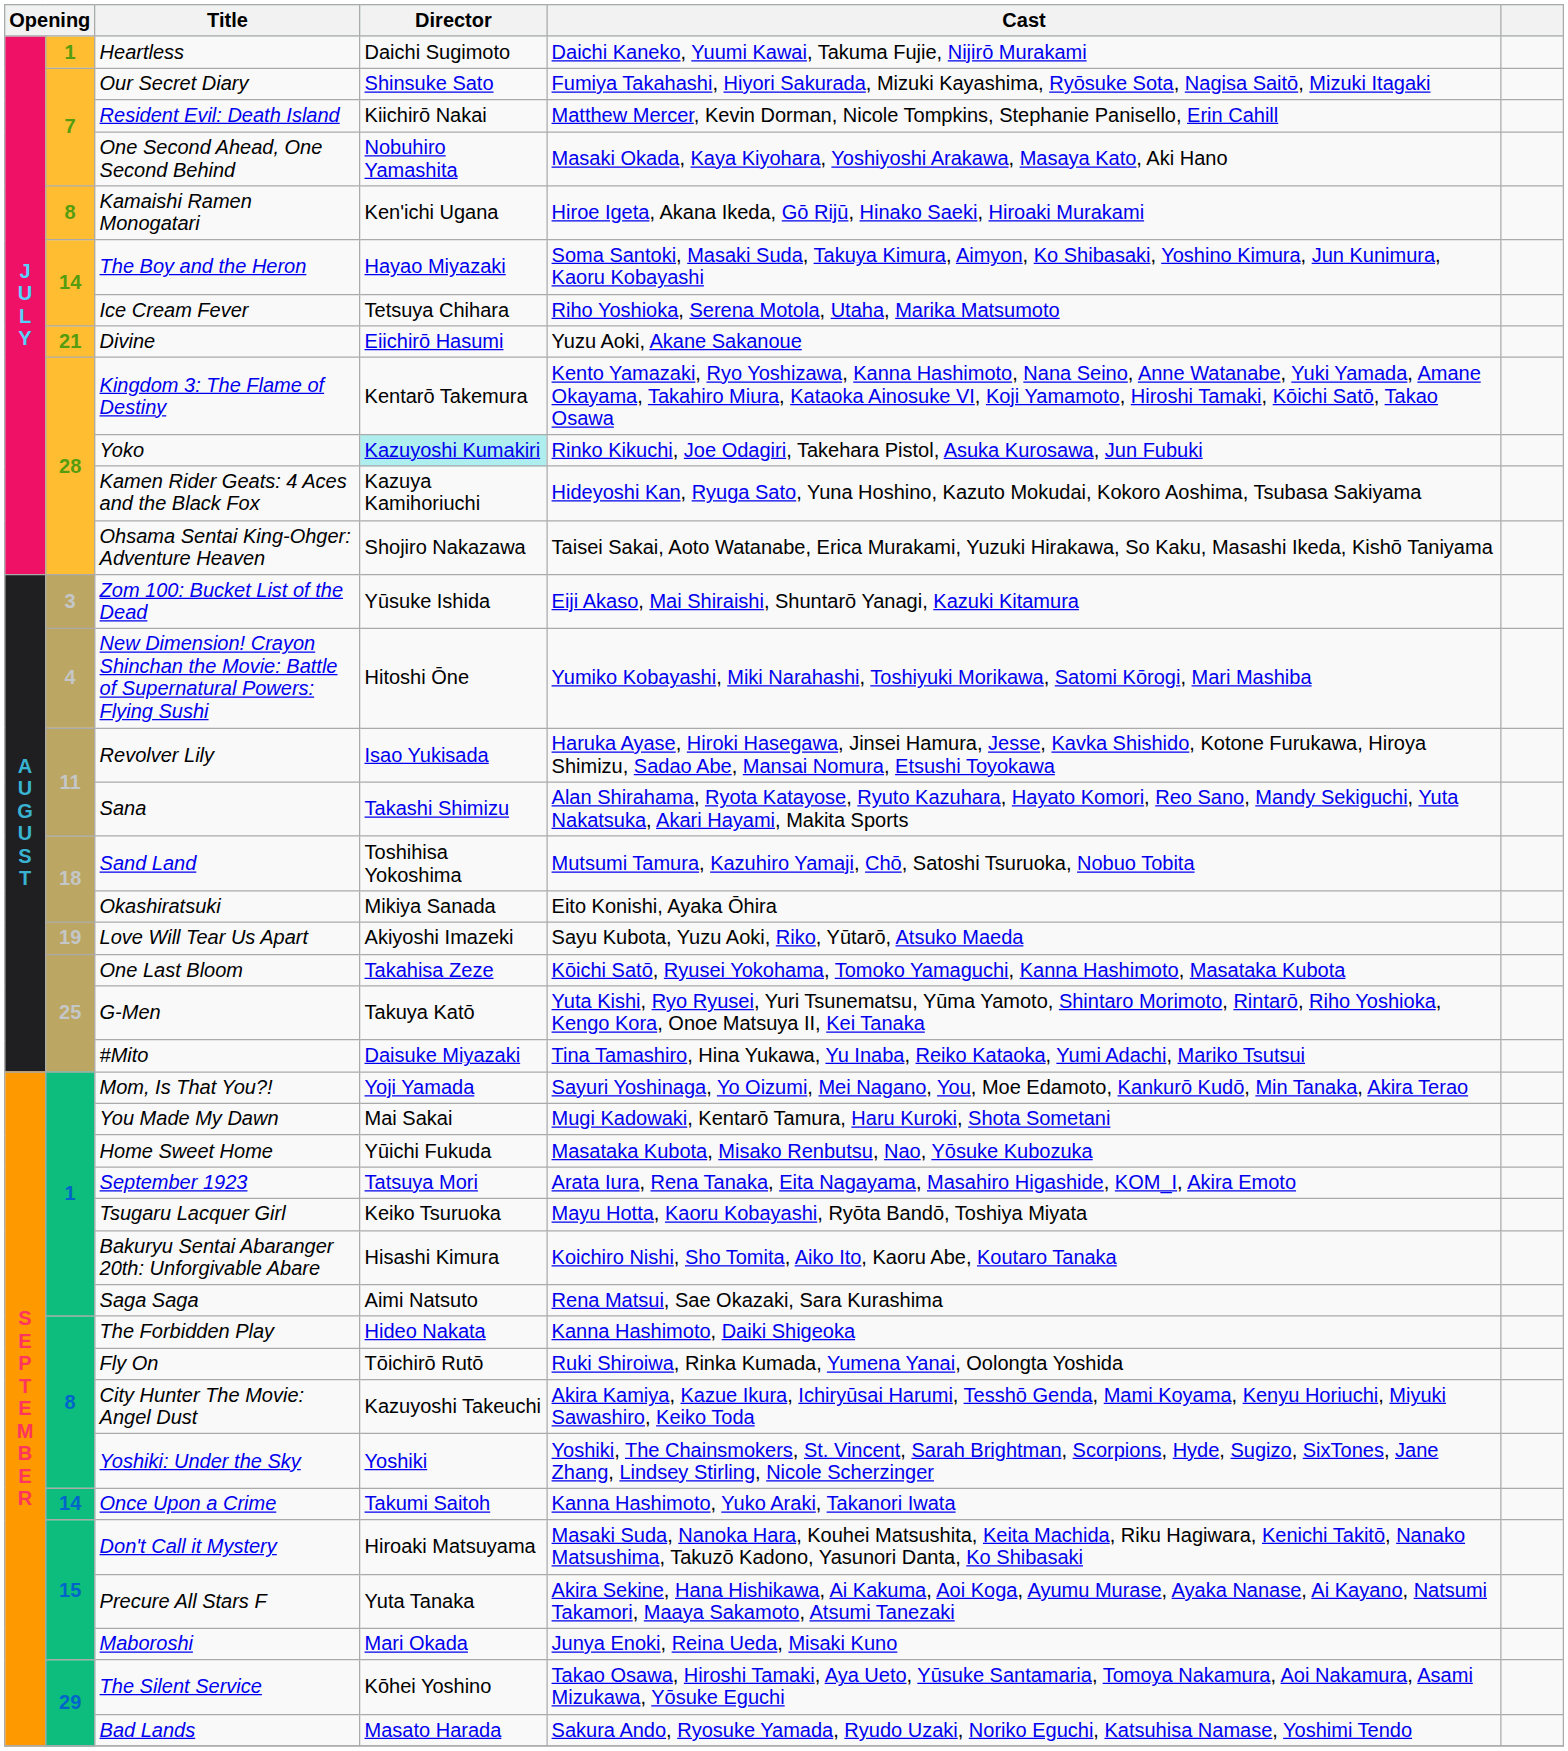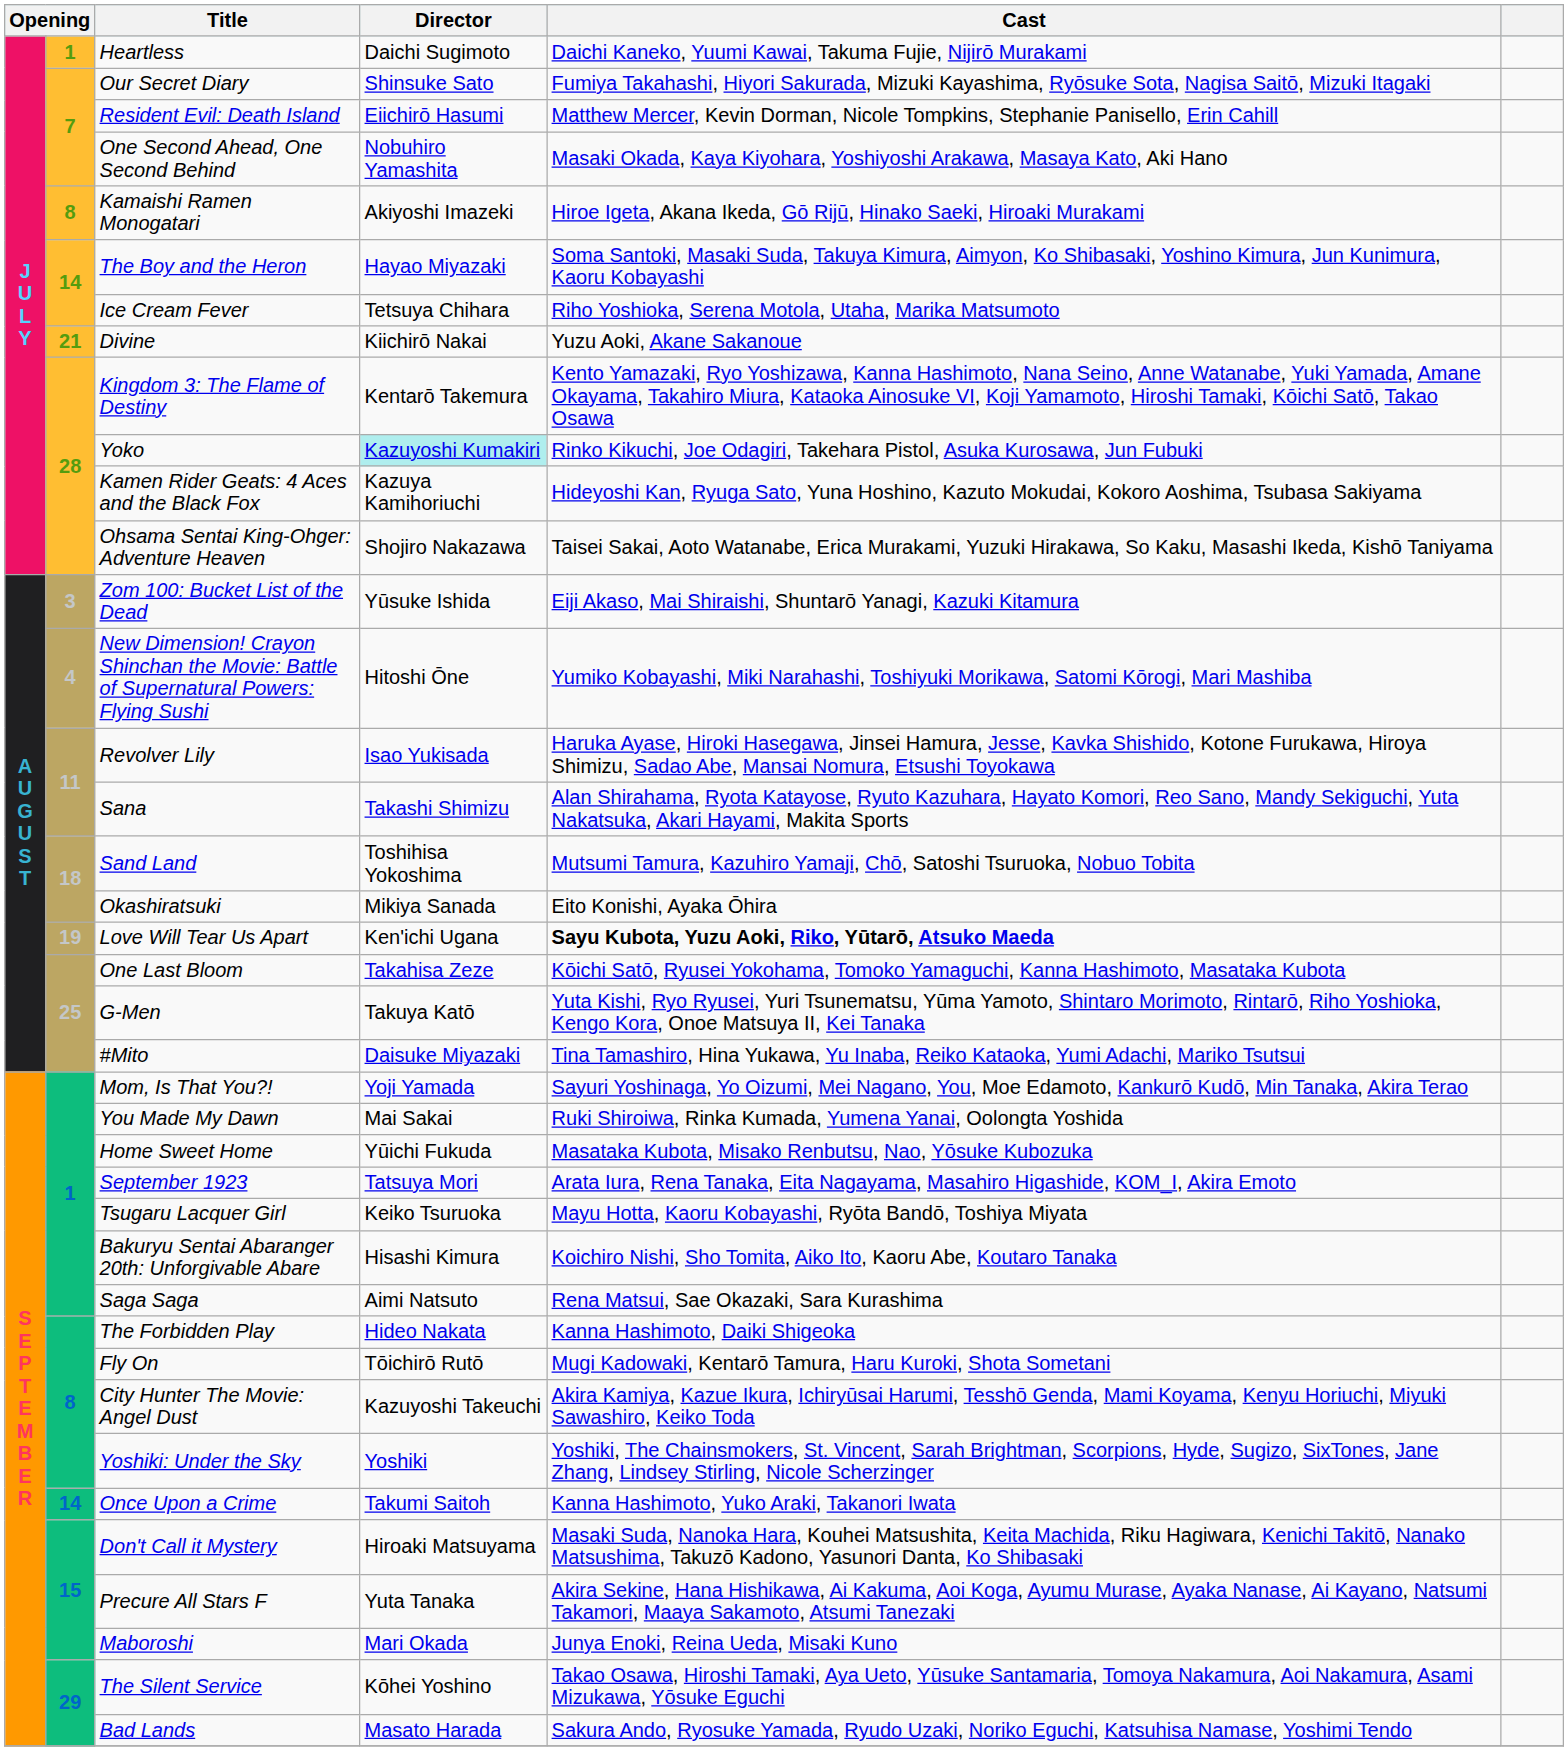(426, 115) Kiichirō Nakai -> (434, 115) Eiichirō Hasumi
(432, 212) Ken'ichi Ugana -> (439, 212) Akiyoshi Imazeki
(434, 341) Eiichirō Hasumi -> (426, 341) Kiichirō Nakai
(439, 938) Akiyoshi Imazeki -> (432, 938) Ken'ichi Ugana
(787, 938) normal -> (803, 938) bold
(831, 1119) Mugi Kadowaki, Kentarō Tamura, Haru Kuroki, Shota Sometani -> (837, 1119) Ruki Shiroiwa, Rinka Kumada, Yumena Yanai, Oolongta Yoshida
(837, 1363) Ruki Shiroiwa, Rinka Kumada, Yumena Yanai, Oolongta Yoshida -> (831, 1363) Mugi Kadowaki, Kentarō Tamura, Haru Kuroki, Shota Sometani
